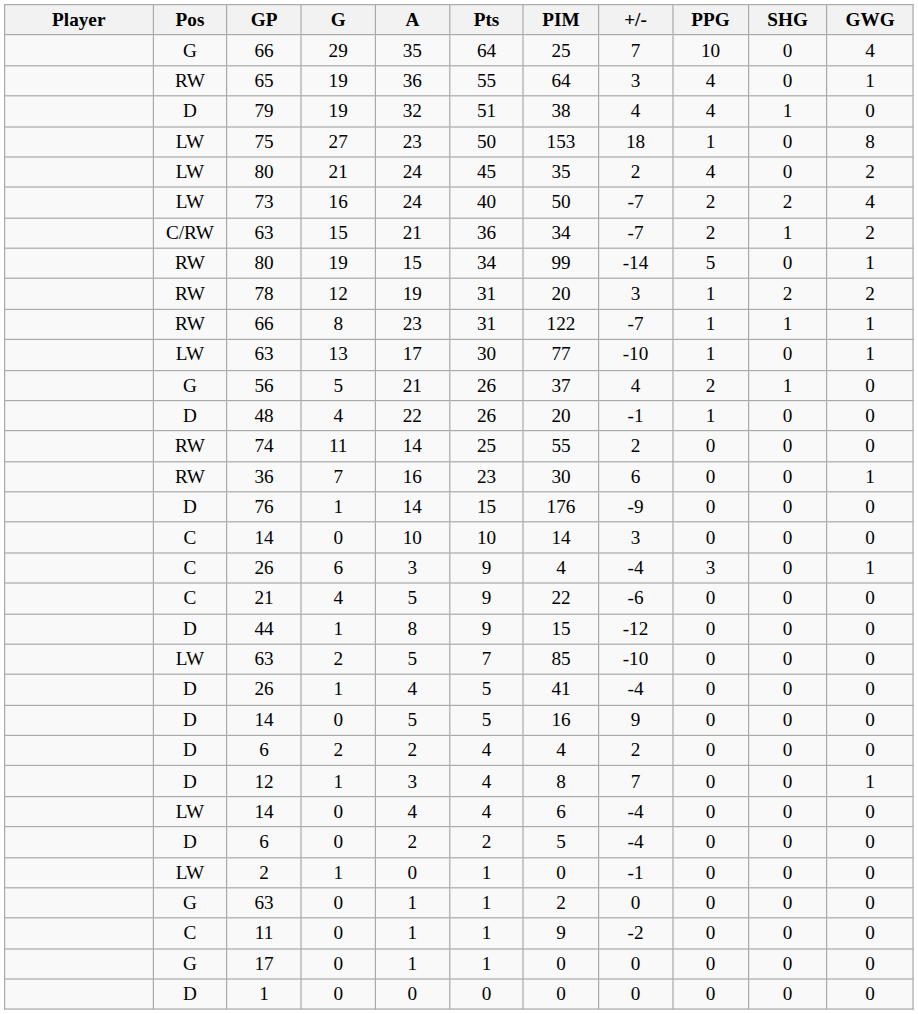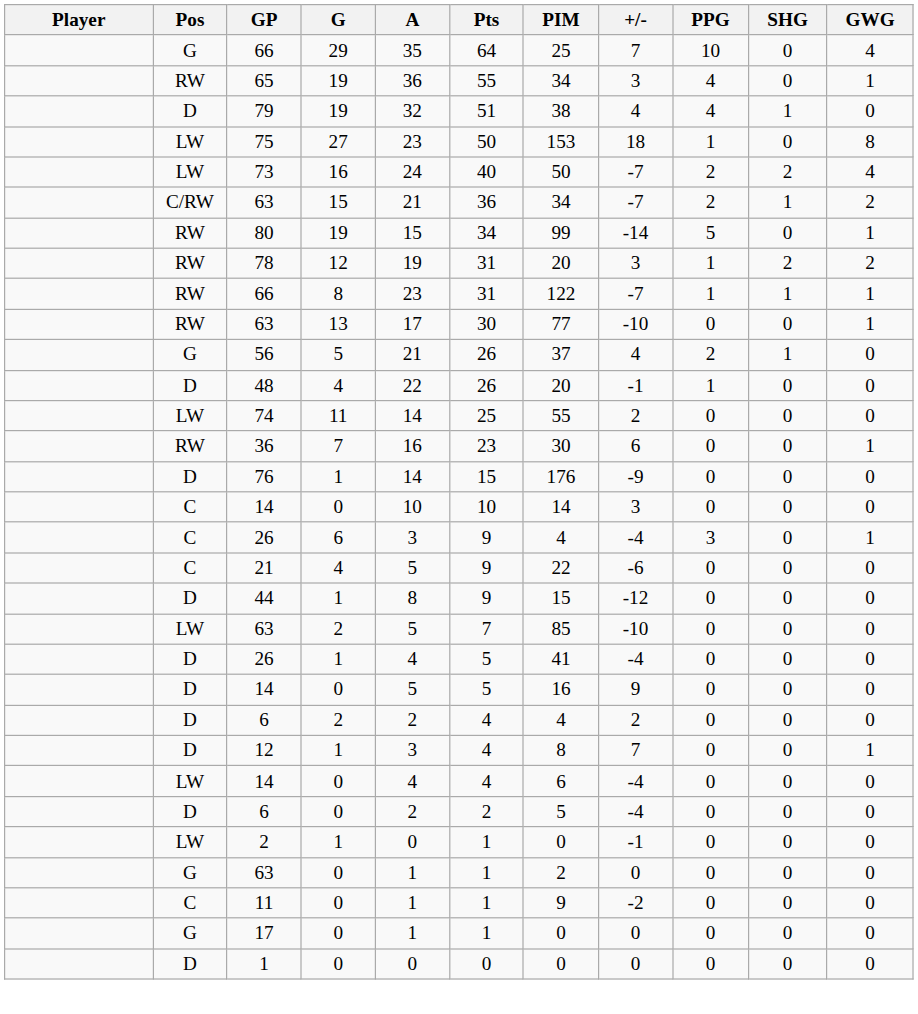(561, 80) 64 -> (561, 80) 34
- row: (264, 171)
(190, 354) LW -> (190, 324) RW
(711, 354) 1 -> (711, 324) 0
(190, 446) RW -> (190, 415) LW
